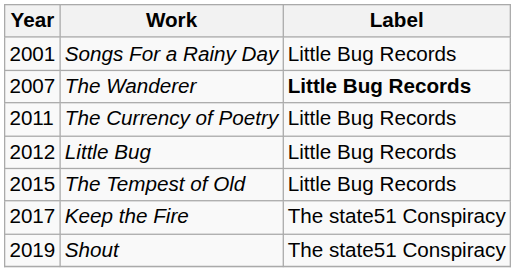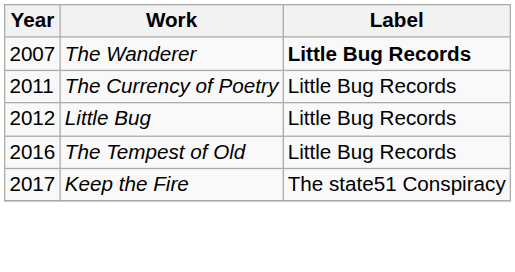- row: (172, 53)
(32, 184) 2015 -> (32, 151) 2016
- row: (92, 250)
